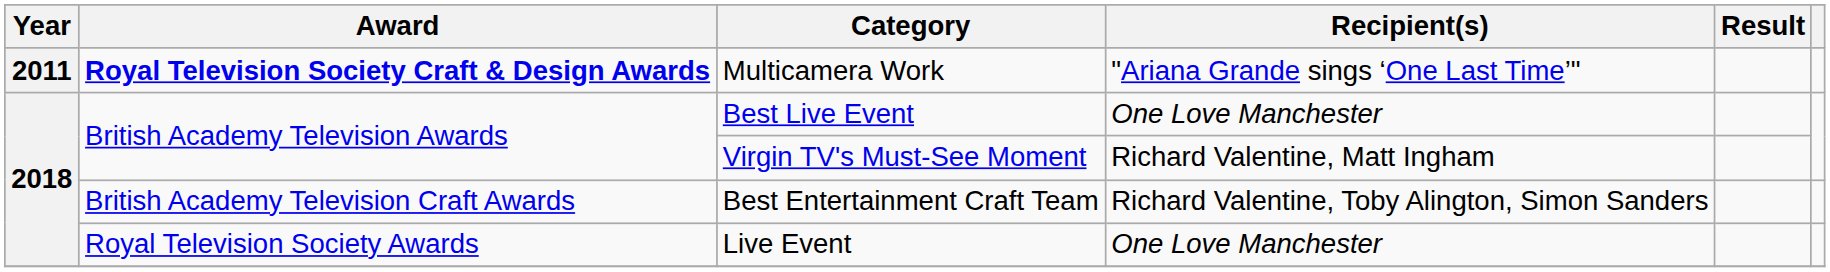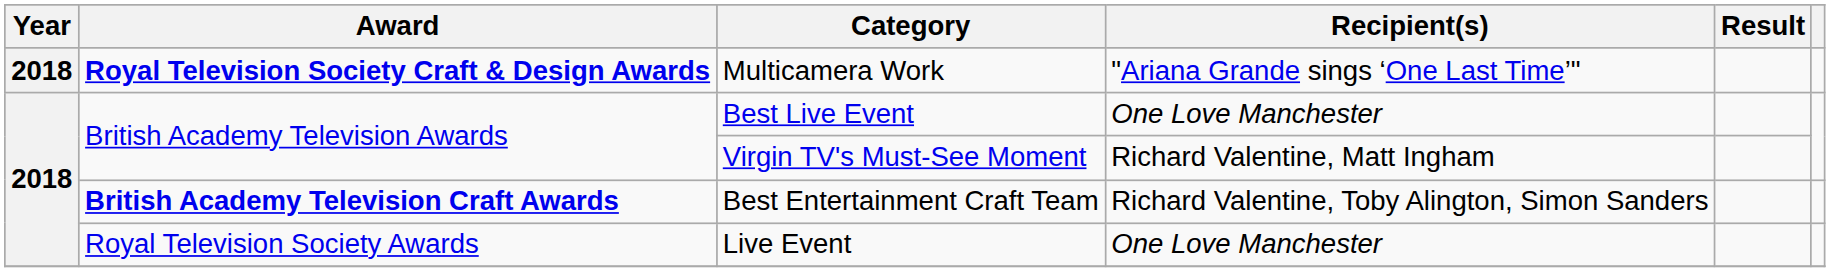(42, 69) 2011 -> (42, 69) 2018
(330, 200) normal -> (352, 200) bold
